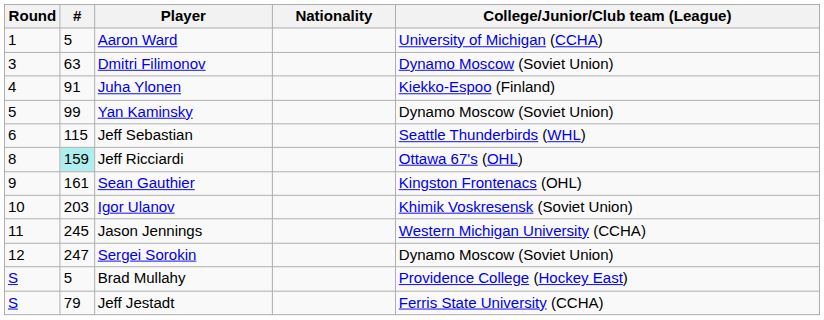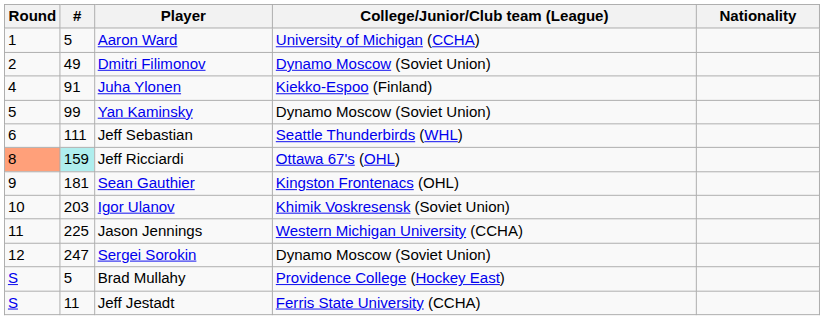columns swapped: (334, 16) <-> (607, 16)
(12, 64) 3 -> (12, 64) 2
(72, 64) 63 -> (72, 64) 49
(76, 135) 115 -> (75, 135) 111
(12, 159) no background -> (12, 159) lightsalmon background
(76, 183) 161 -> (76, 183) 181
(76, 231) 245 -> (76, 231) 225
(72, 302) 79 -> (72, 302) 11
